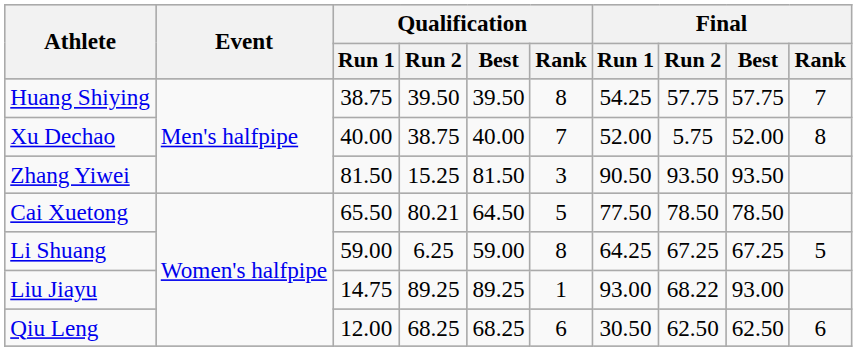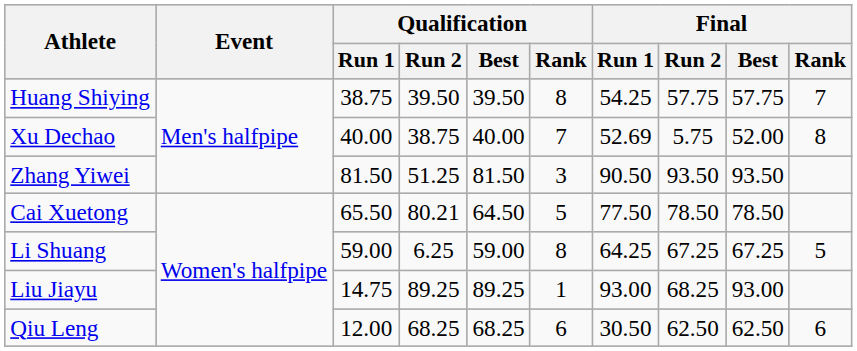(625, 136) 52.00 -> (625, 136) 52.69
(433, 174) 15.25 -> (433, 174) 51.25
(693, 289) 68.22 -> (693, 289) 68.25
